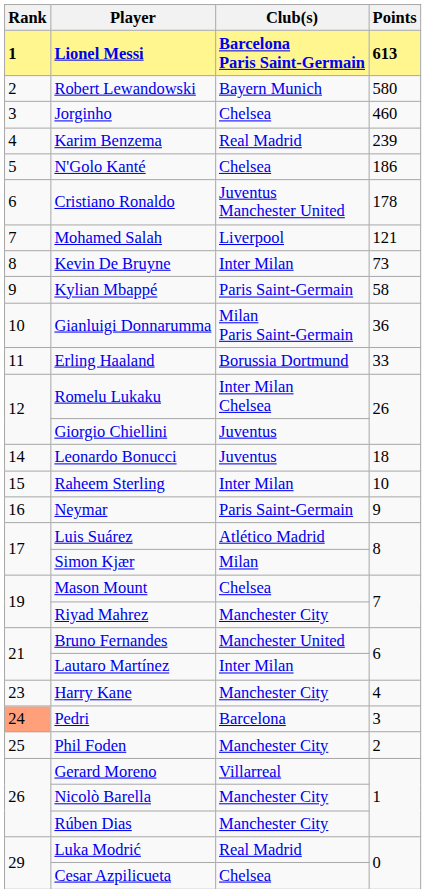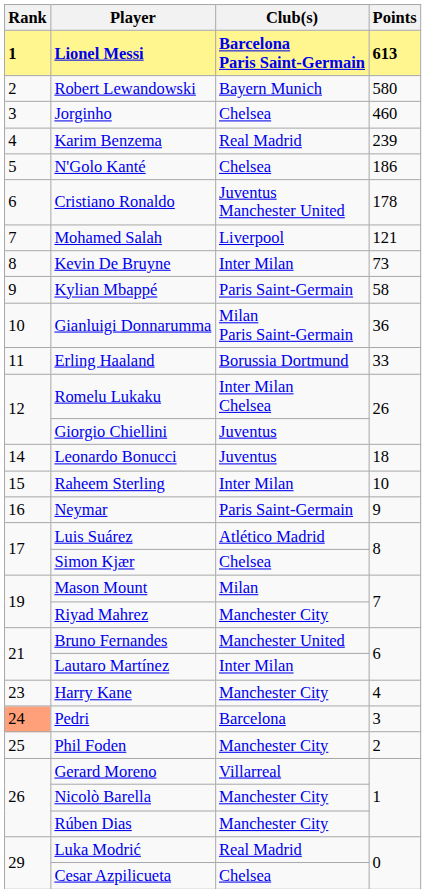(239, 562) Milan -> (245, 562) Chelsea
(245, 588) Chelsea -> (239, 588) Milan
